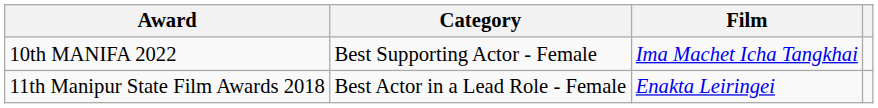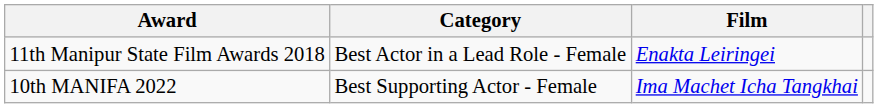rows swapped: (167, 86) <-> (93, 53)
